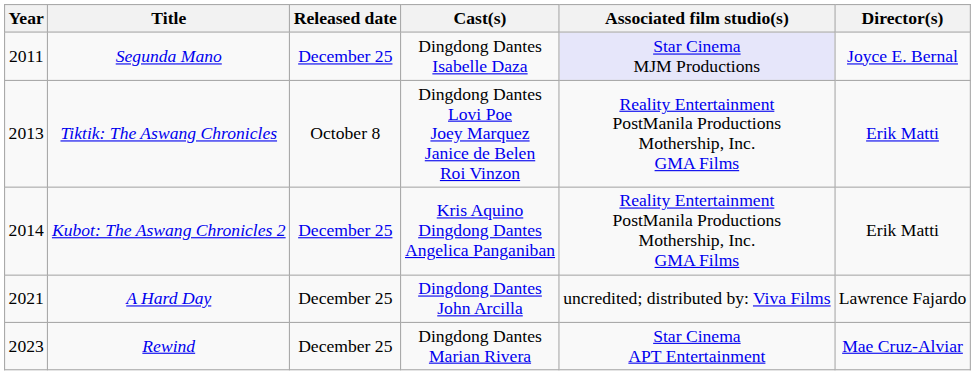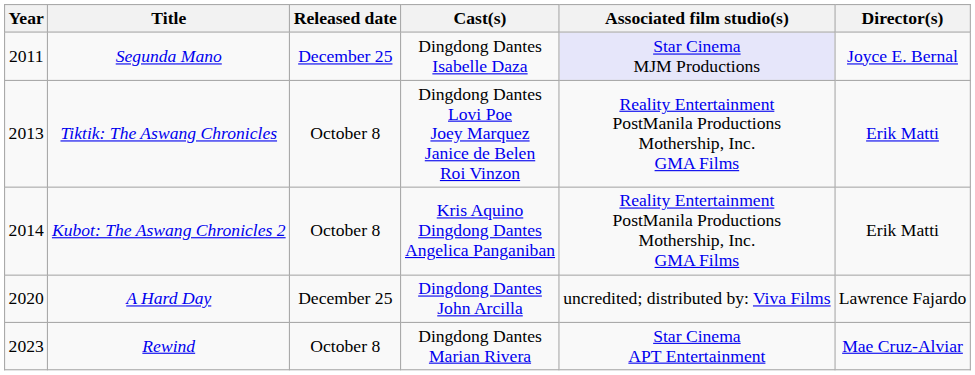(345, 230) December 25 -> (345, 230) October 8
(26, 298) 2021 -> (26, 298) 2020
(345, 346) December 25 -> (345, 346) October 8
